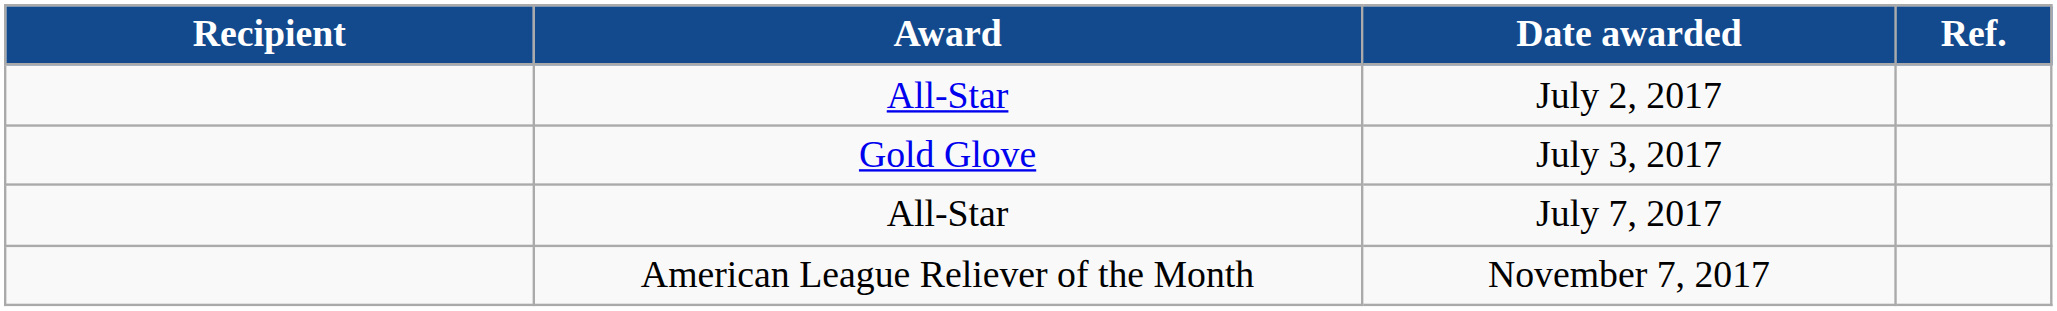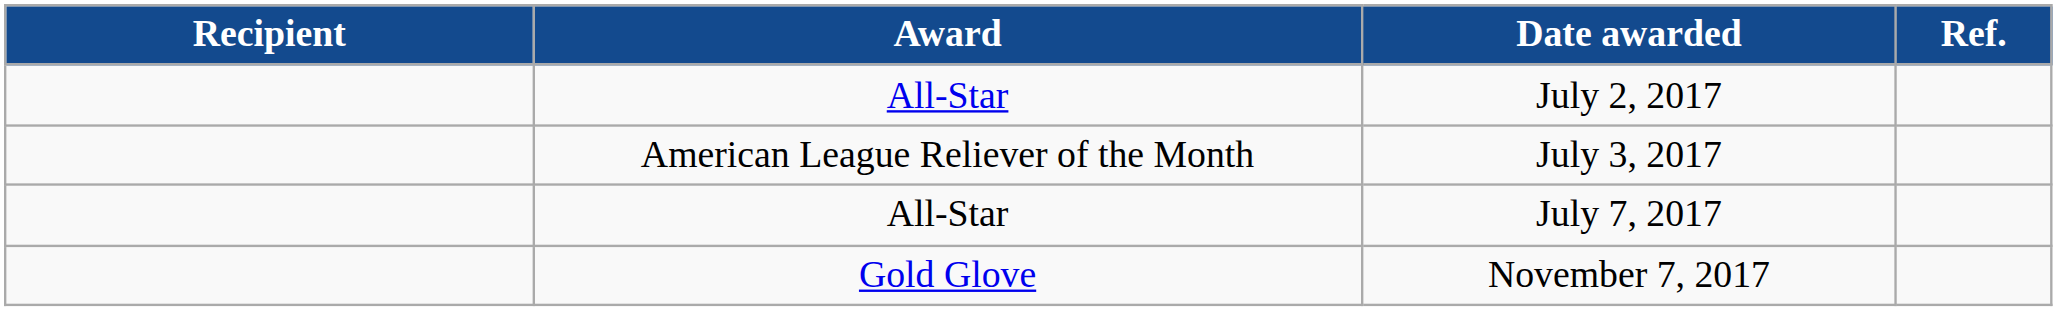(948, 154) Gold Glove -> (948, 154) American League Reliever of the Month
(948, 273) American League Reliever of the Month -> (948, 273) Gold Glove
